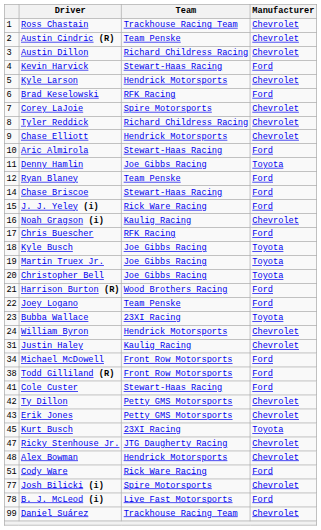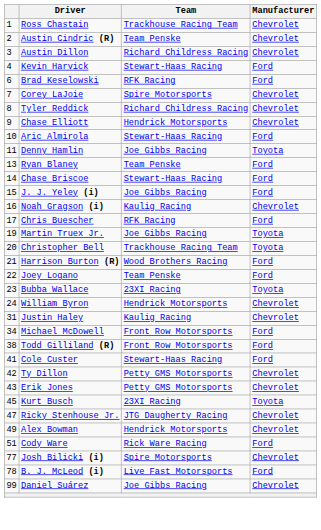- row: (49, 81)
(12, 179) 12 -> (12, 165) 13
(165, 207) Rick Ware Racing -> (165, 193) Joe Gibbs Racing
- row: (47, 249)
(165, 277) Joe Gibbs Racing -> (181, 249) Trackhouse Racing Team
(12, 458) 48 -> (12, 430) 49
(181, 514) Trackhouse Racing Team -> (165, 486) Joe Gibbs Racing
